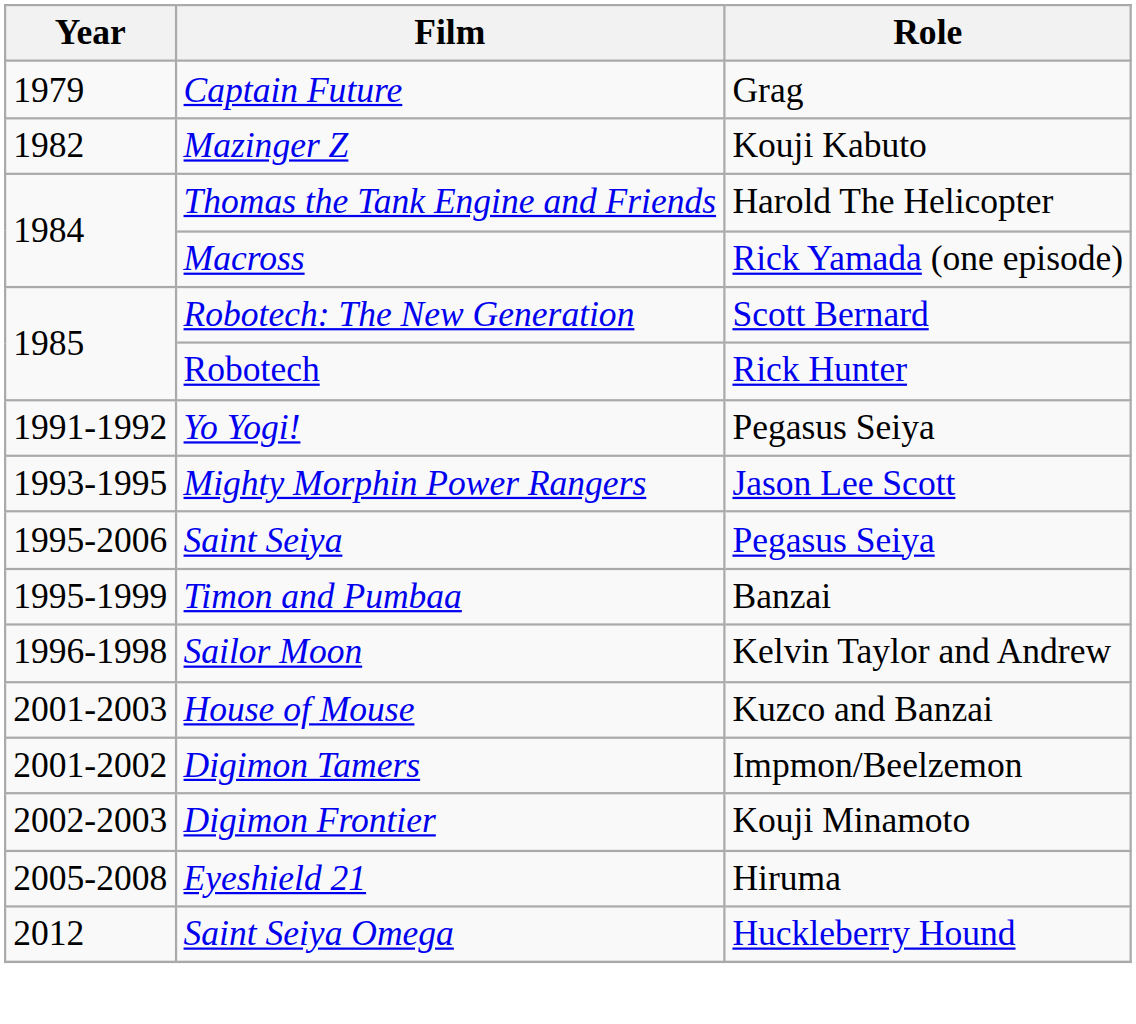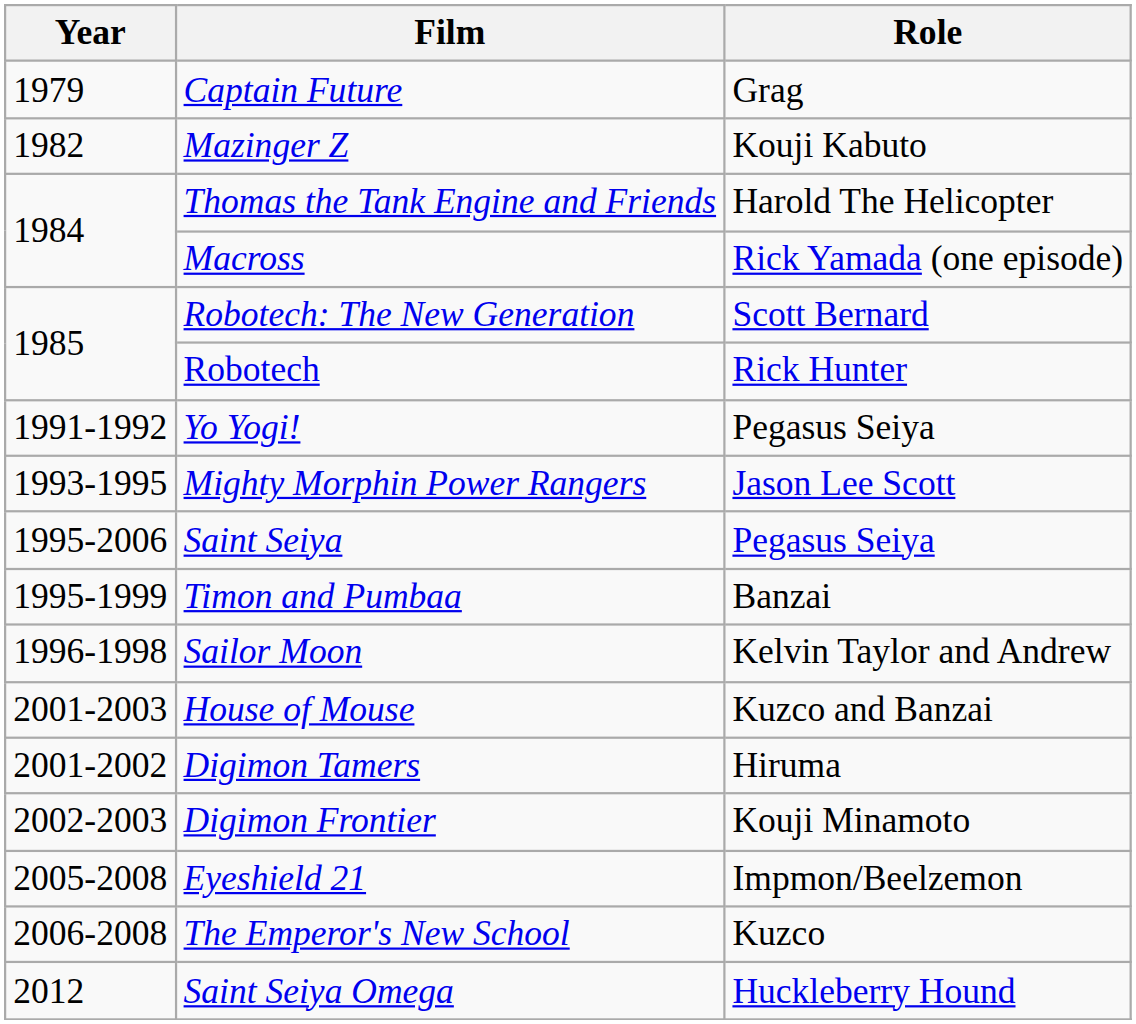(877, 764) Impmon/Beelzemon -> (787, 764) Hiruma
(787, 877) Hiruma -> (877, 877) Impmon/Beelzemon
+ row: (377, 933)
